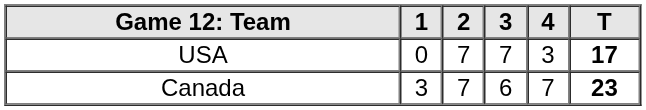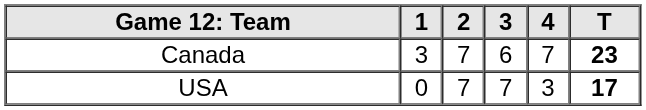rows swapped: (203, 87) <-> (203, 54)
